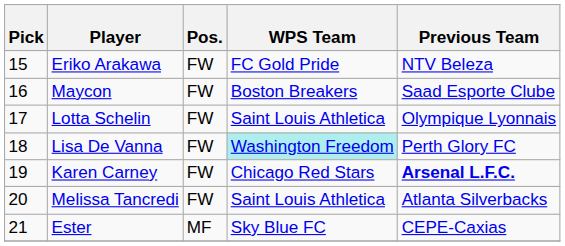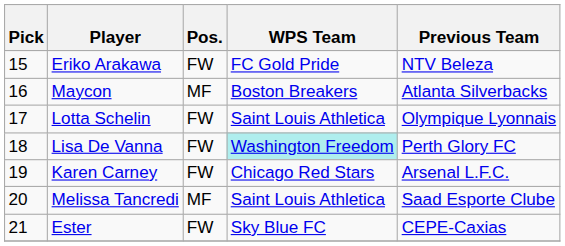(200, 91) FW -> (199, 91) MF
(478, 91) Saad Esporte Clube -> (474, 91) Atlanta Silverbacks
(458, 173) bold -> (455, 173) normal
(200, 200) FW -> (199, 200) MF
(474, 200) Atlanta Silverbacks -> (478, 200) Saad Esporte Clube
(199, 227) MF -> (200, 227) FW
